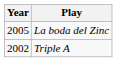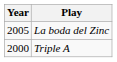(18, 48) 2002 -> (18, 48) 2000
